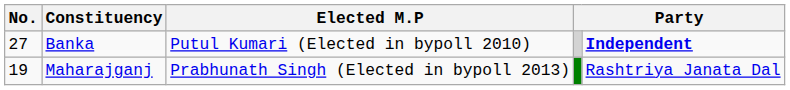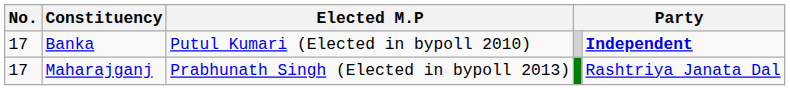(18, 44) 27 -> (18, 44) 17
(18, 71) 19 -> (18, 71) 17
